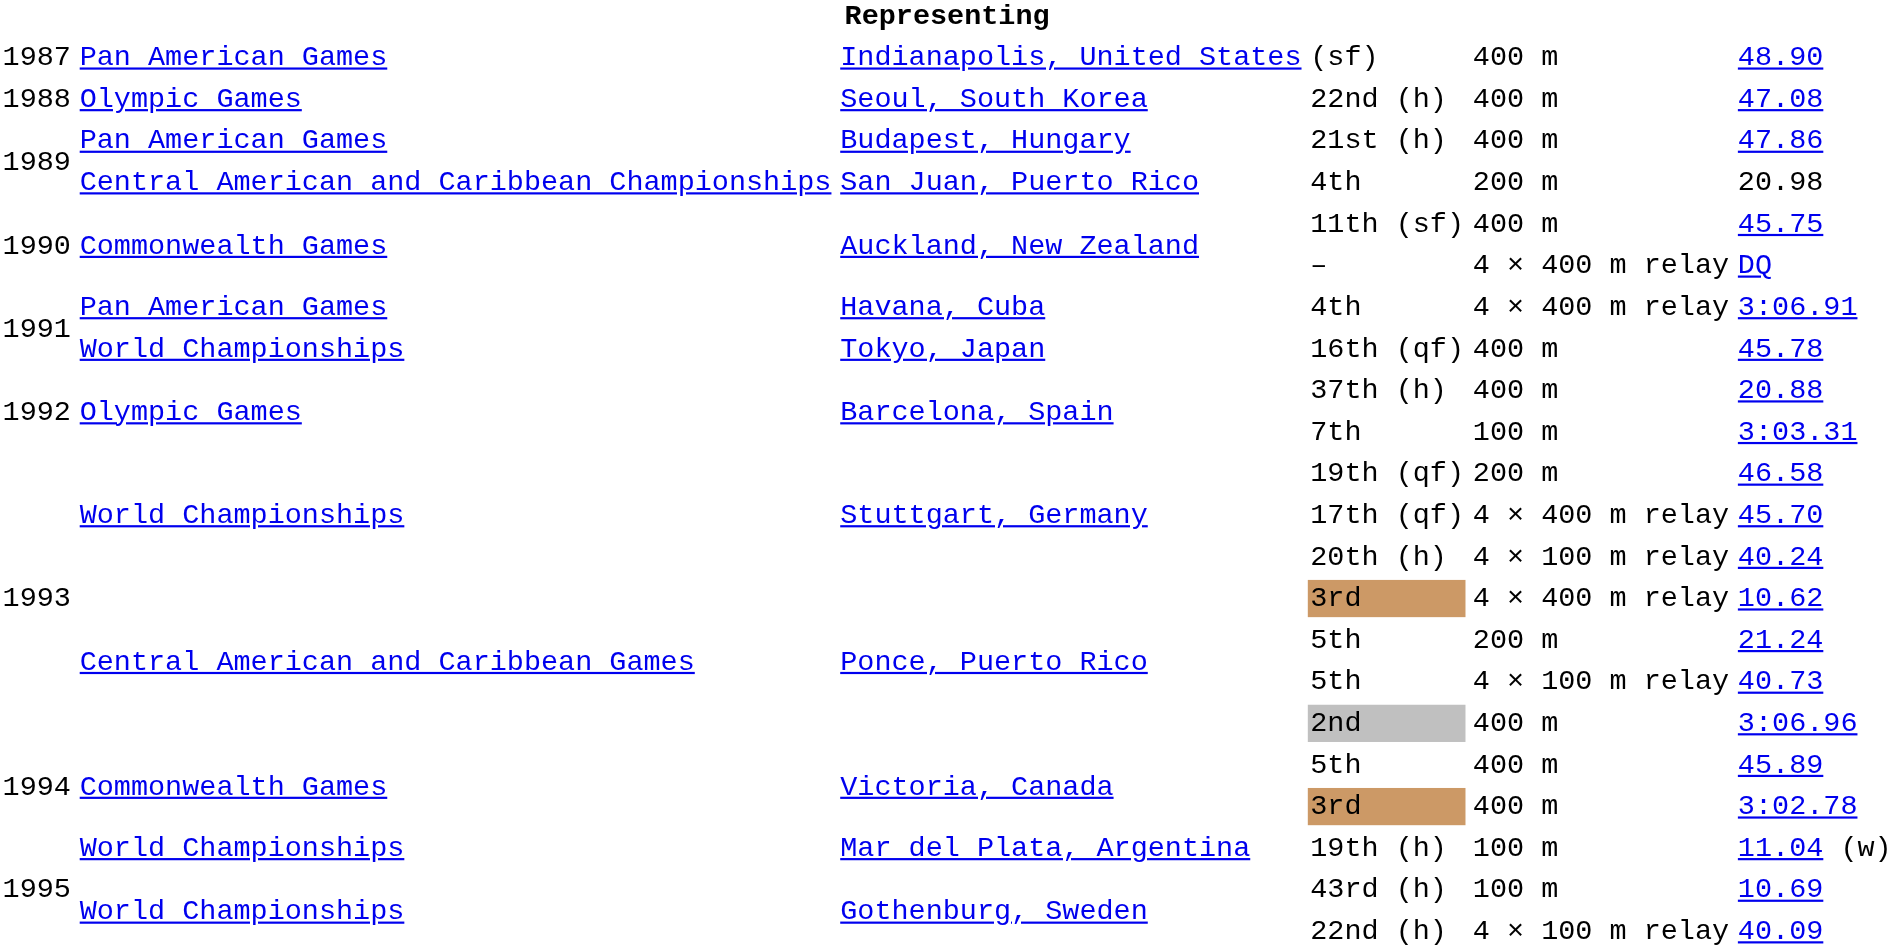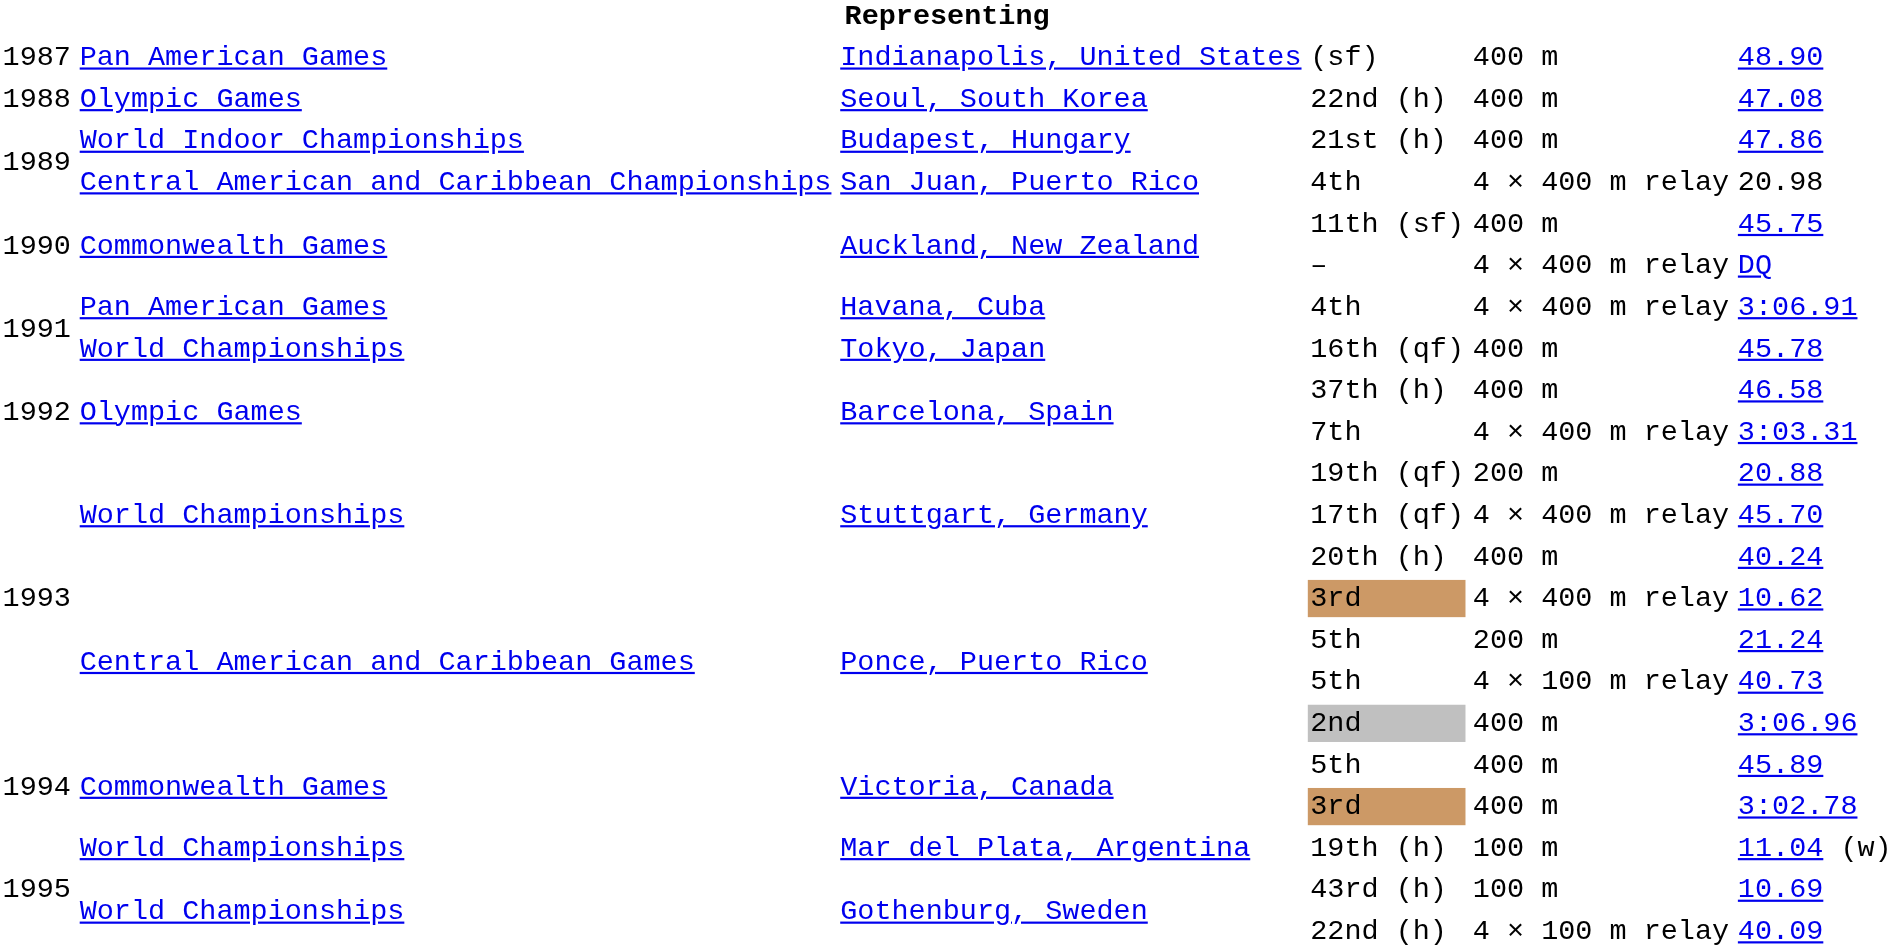(233, 141) Pan American Games -> (302, 141) World Indoor Championships
(1516, 182) 200 m -> (1601, 182) 4 × 400 m relay
(1781, 390) 20.88 -> (1781, 390) 46.58
(1516, 432) 100 m -> (1601, 432) 4 × 400 m relay
(1781, 474) 46.58 -> (1781, 474) 20.88
(1601, 557) 4 × 100 m relay -> (1516, 557) 400 m
